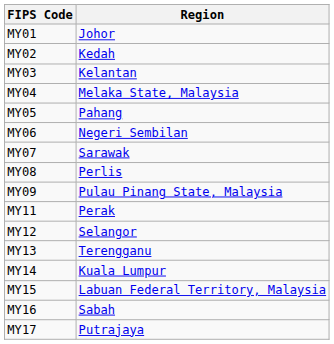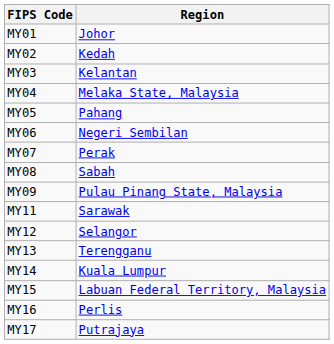(104, 152) Sarawak -> (97, 152) Perak
(100, 172) Perlis -> (97, 172) Sabah
(97, 211) Perak -> (104, 211) Sarawak
(97, 310) Sabah -> (100, 310) Perlis
